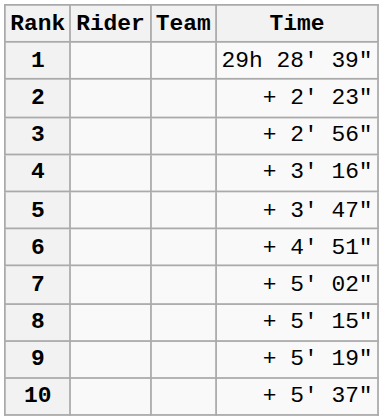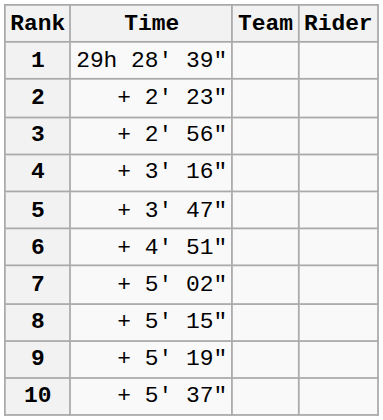columns swapped: (110, 24) <-> (297, 24)
